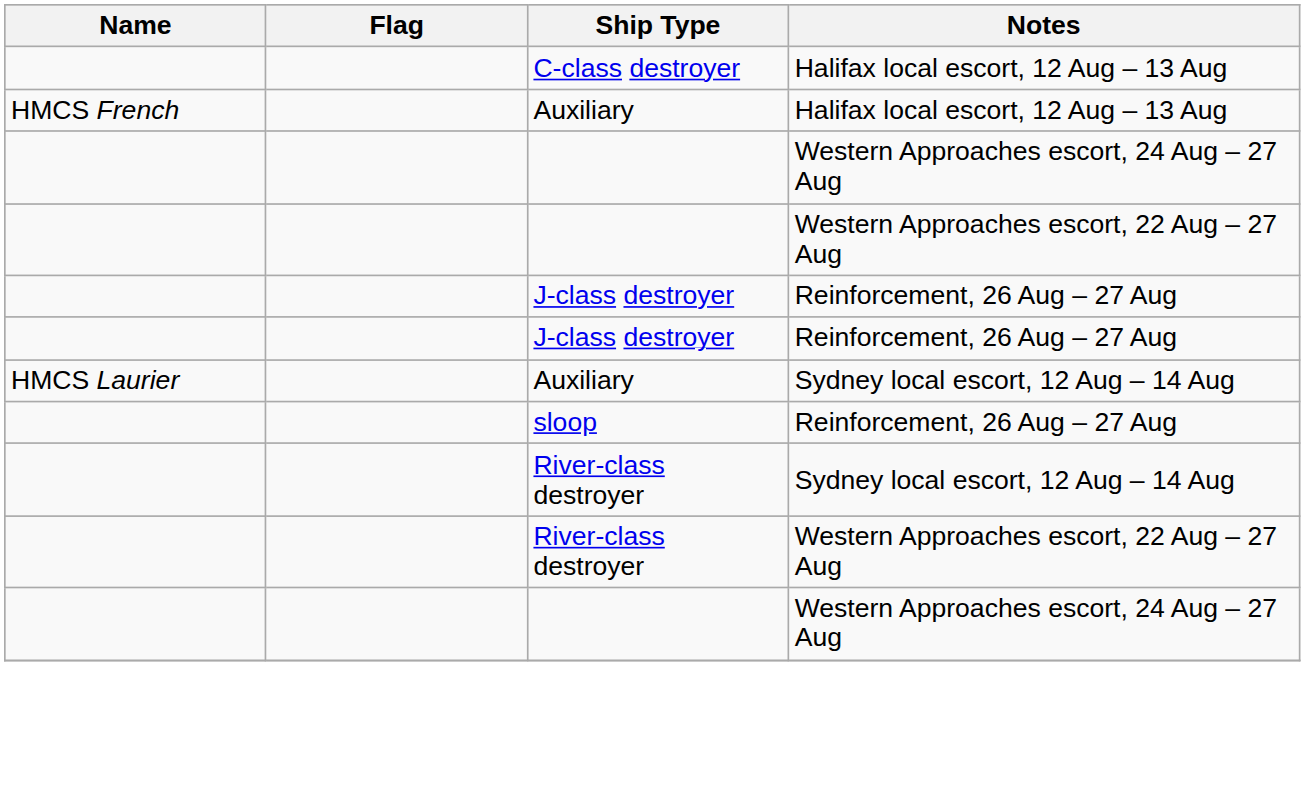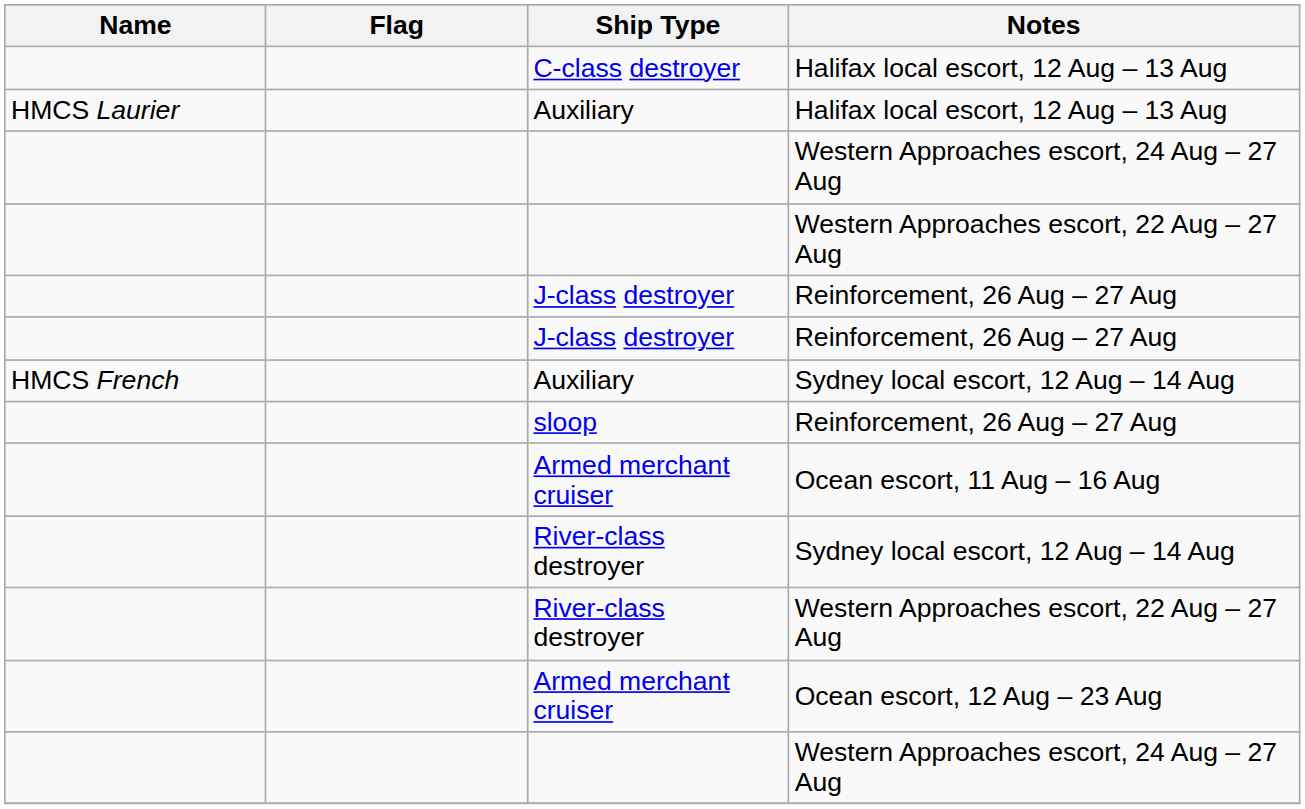(95, 109) HMCS French -> (95, 109) HMCS Laurier
(95, 380) HMCS Laurier -> (95, 380) HMCS French
+ row: (632, 479)
+ row: (632, 695)
